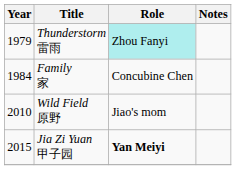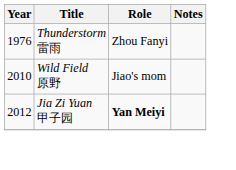(19, 41) 1979 -> (19, 41) 1976
(140, 41) paleturquoise background -> (140, 41) no background
- row: (54, 75)
(19, 147) 2015 -> (19, 111) 2012
